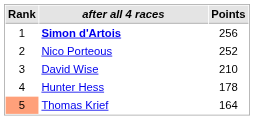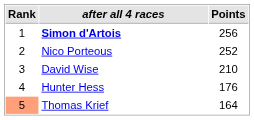(228, 87) 178 -> (228, 87) 176
